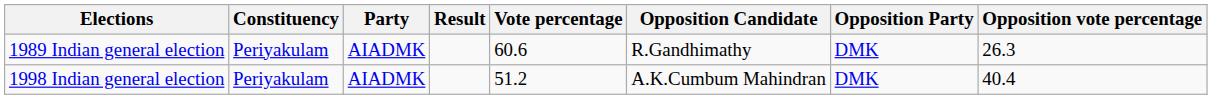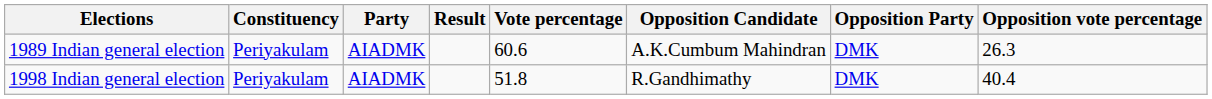(691, 49) R.Gandhimathy -> (729, 49) A.K.Cumbum Mahindran
(511, 79) 51.2 -> (511, 79) 51.8
(729, 79) A.K.Cumbum Mahindran -> (691, 79) R.Gandhimathy
